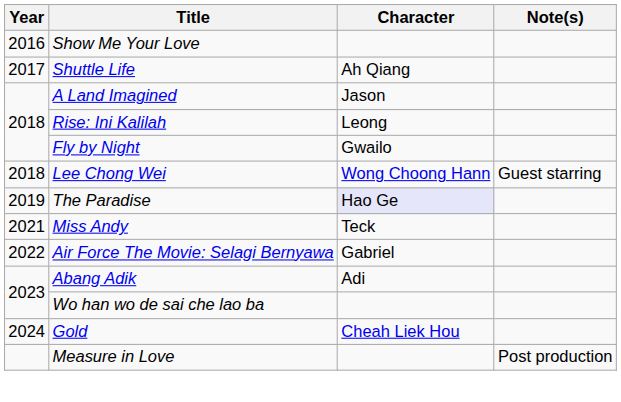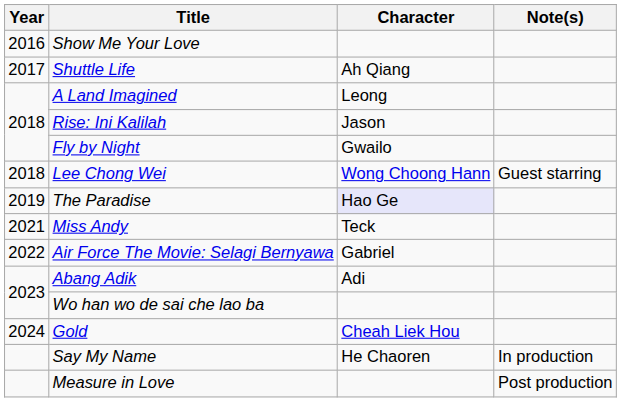(363, 95) Jason -> (364, 95) Leong
(364, 122) Leong -> (363, 122) Jason
+ row: (104, 357)
